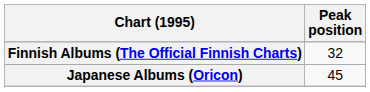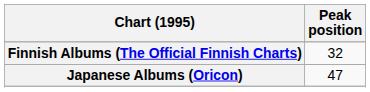(335, 75) 45 -> (335, 75) 47
